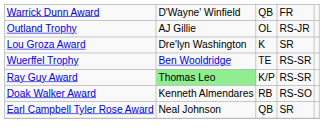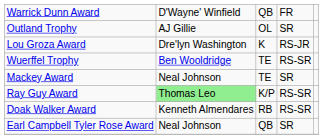(295, 28) RS-JR -> (287, 28) SR
(287, 45) SR -> (295, 45) RS-JR
+ row: (40, 77)
(296, 93) RS-SO -> (295, 110) RS-SR
